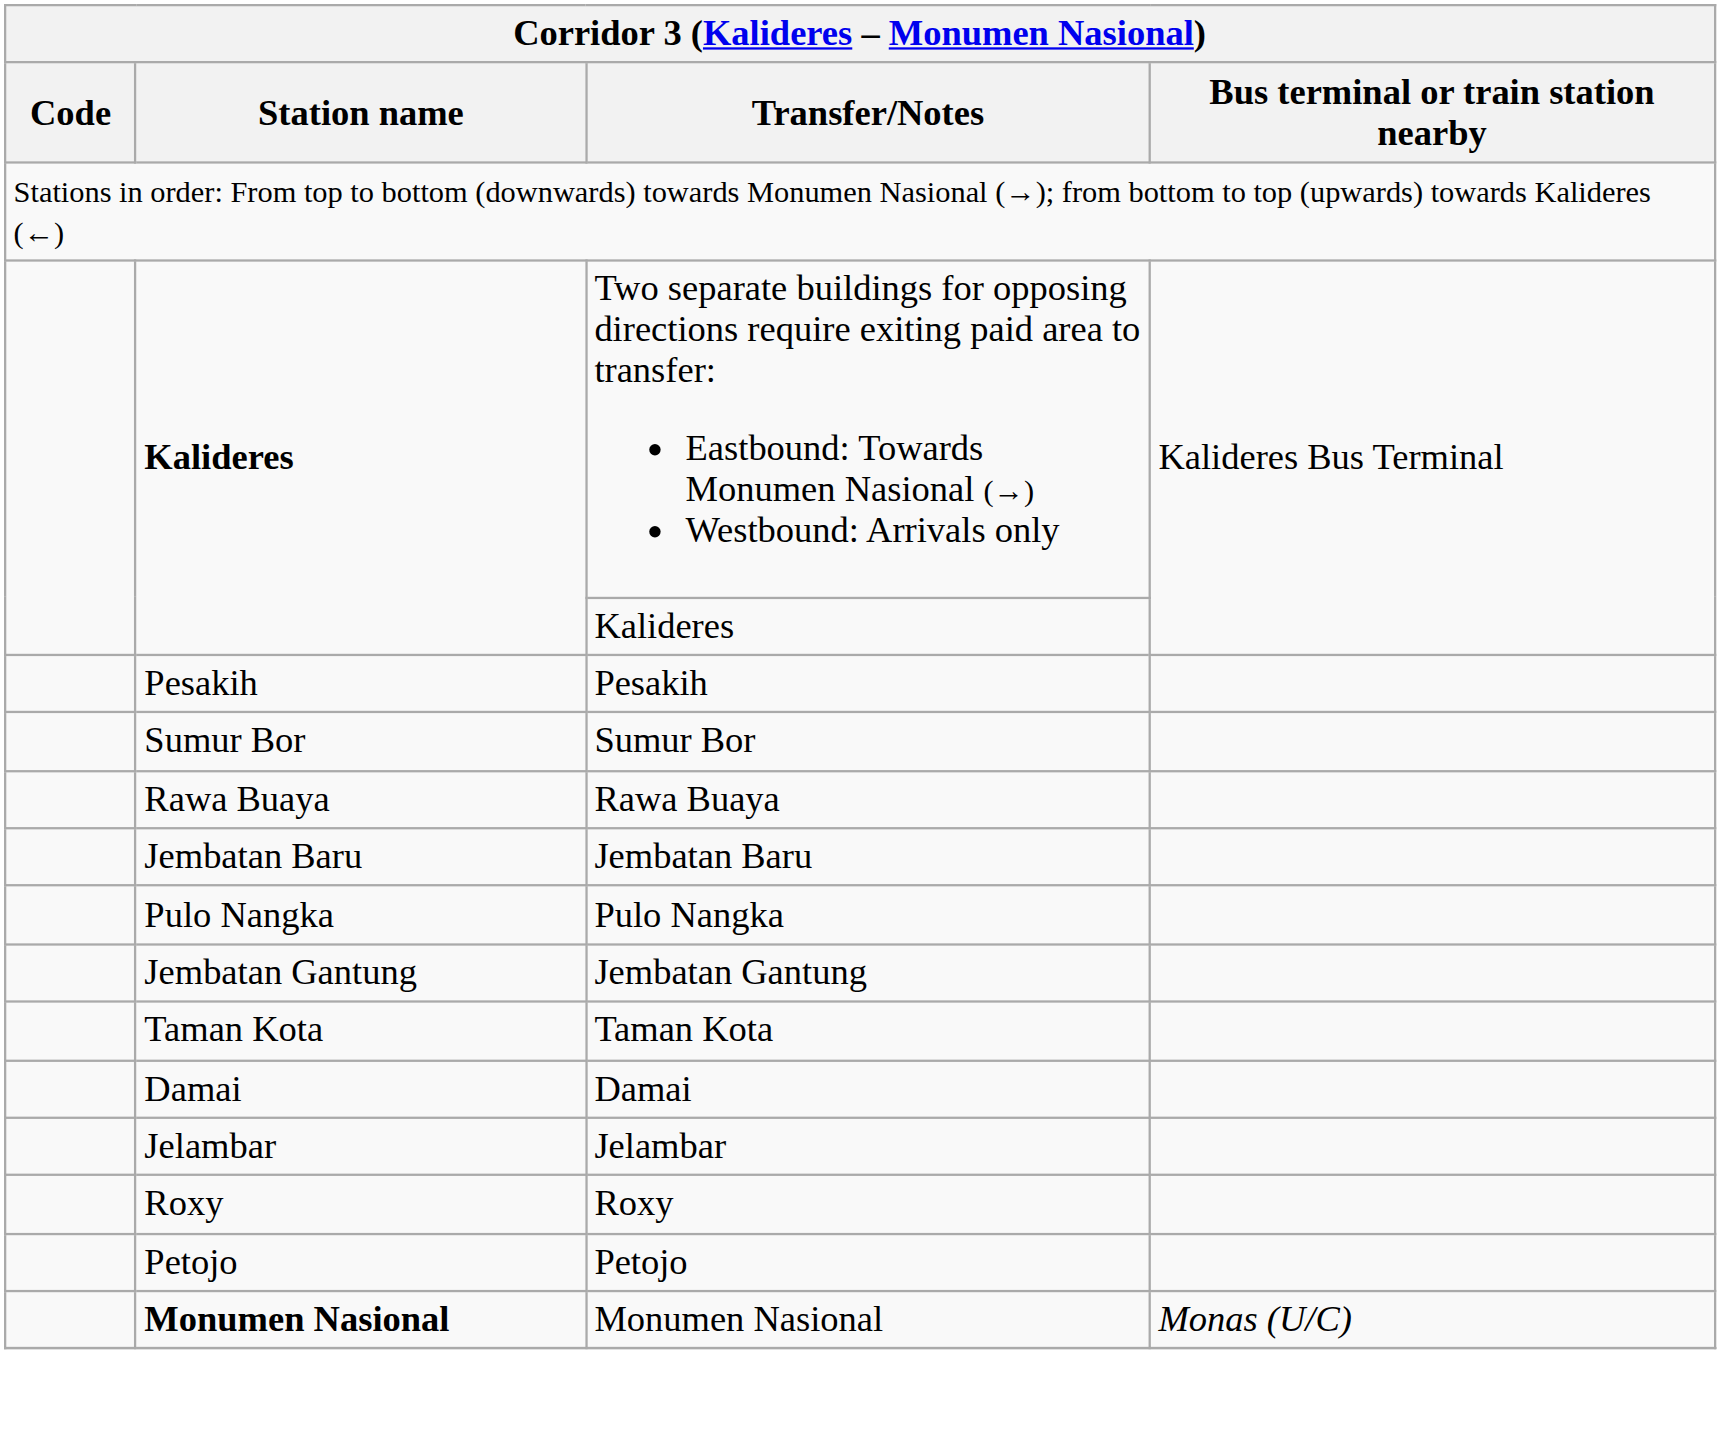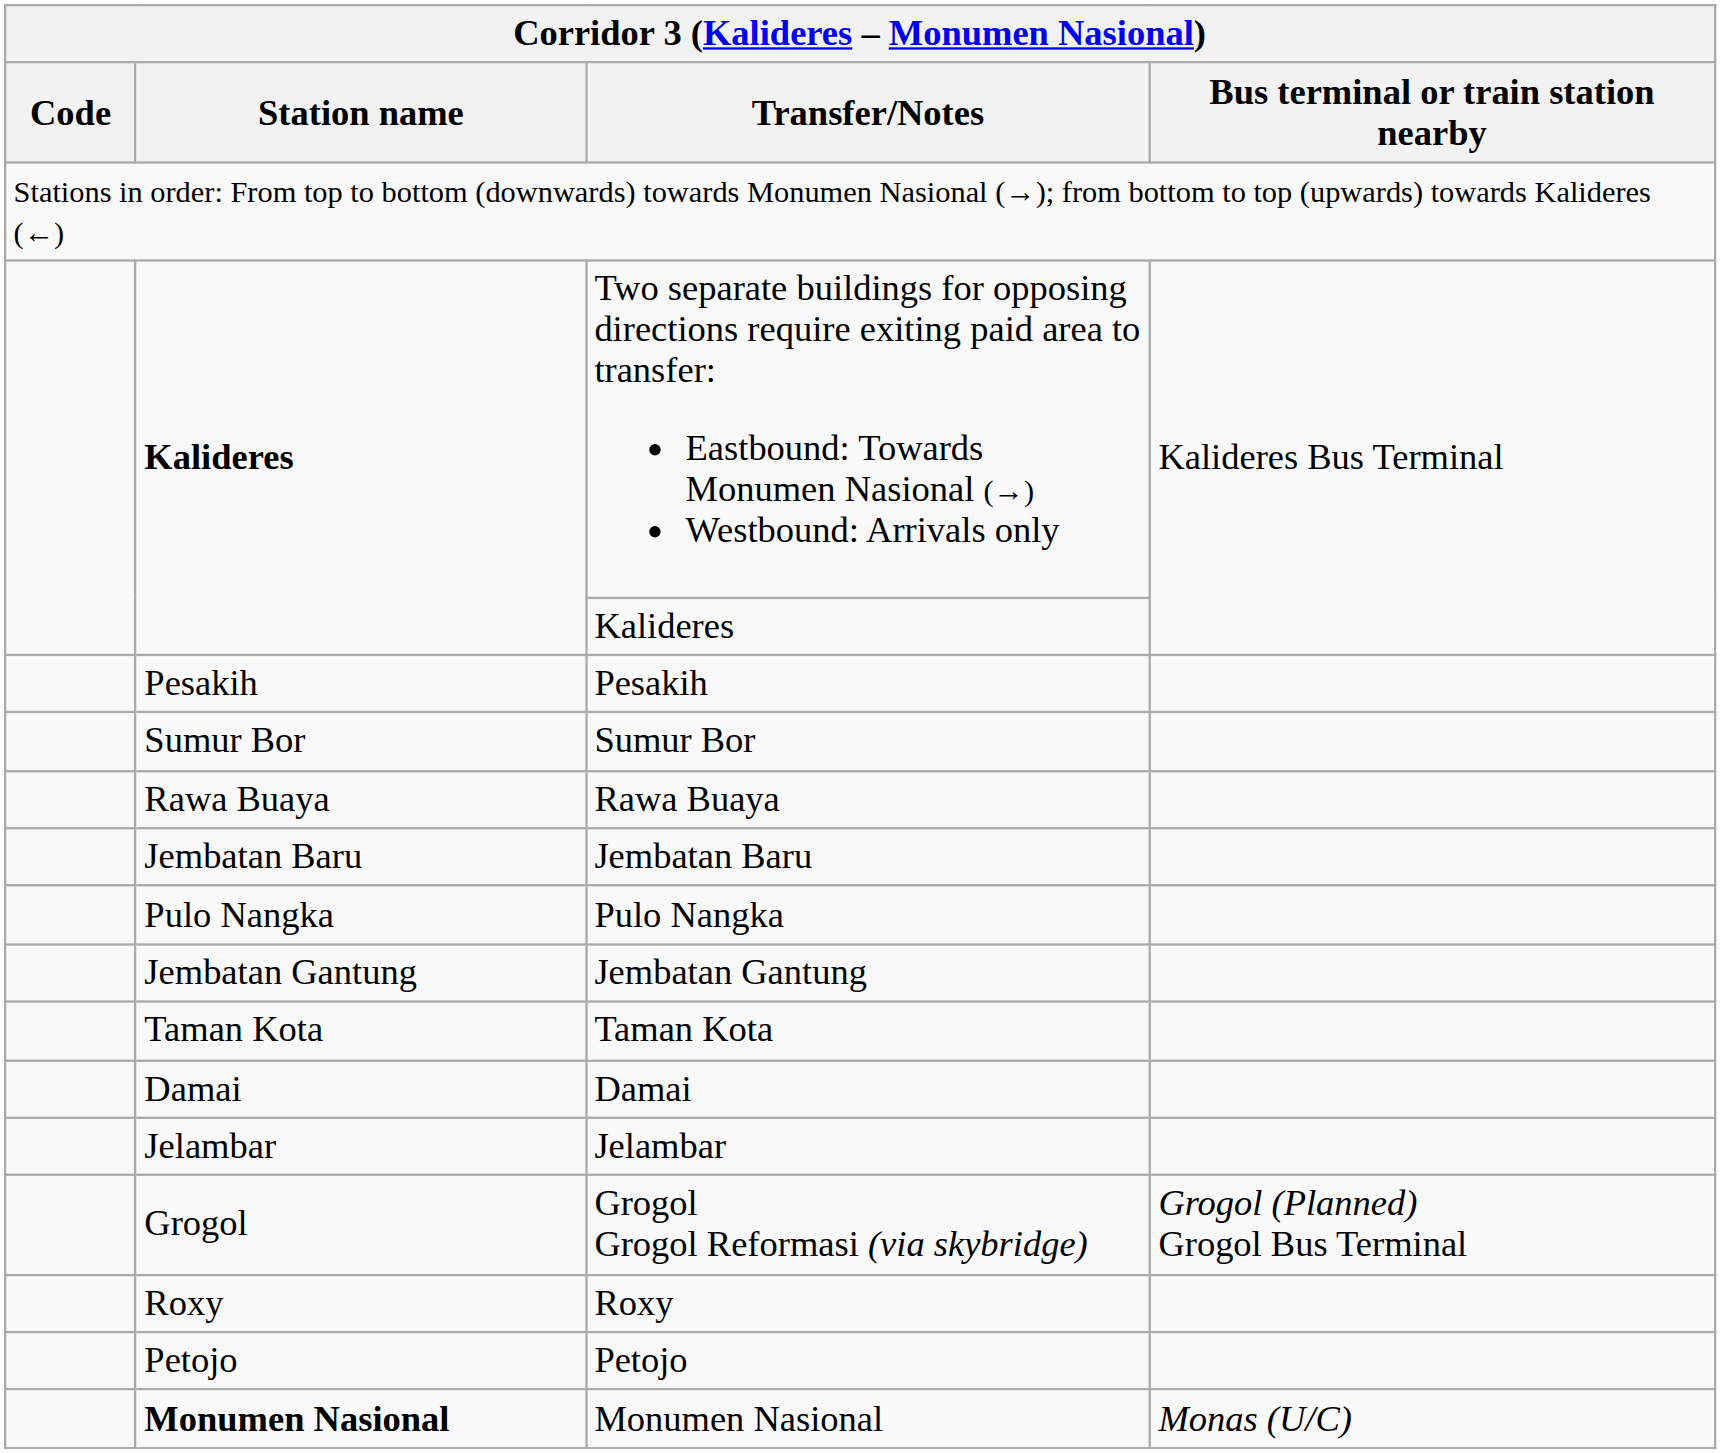+ row: (841, 1224)
